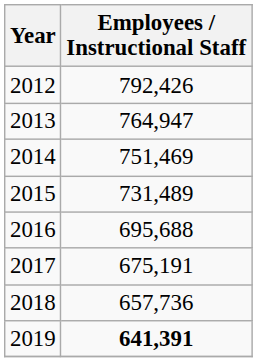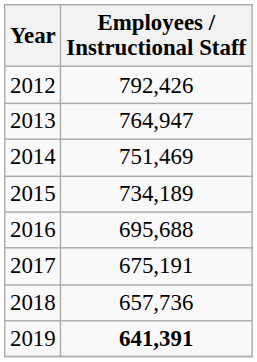(156, 193) 731,489 -> (156, 193) 734,189
